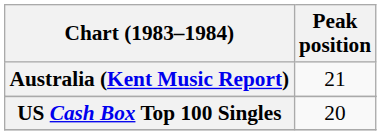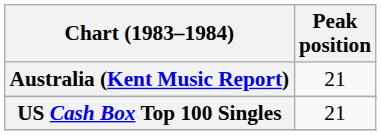(335, 112) 20 -> (335, 112) 21
